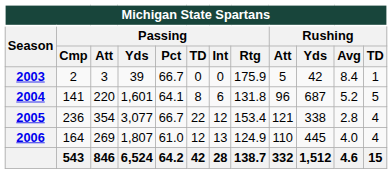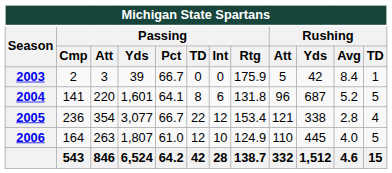(104, 137) 269 -> (104, 137) 263
(220, 137) 13 -> (220, 137) 10
(375, 137) 4 -> (375, 137) 5
